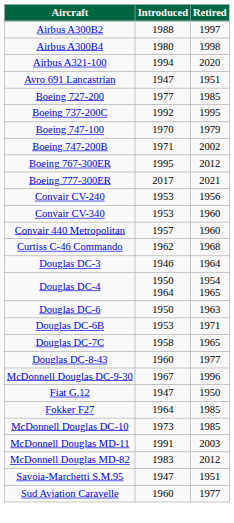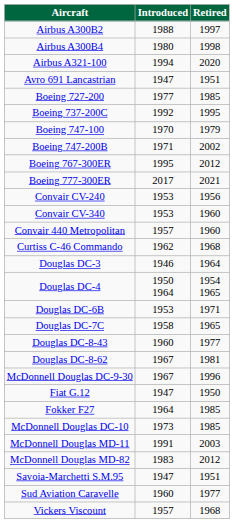- row: (70, 309)
+ row: (70, 359)
+ row: (70, 510)
